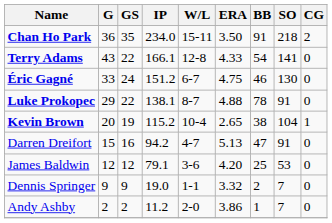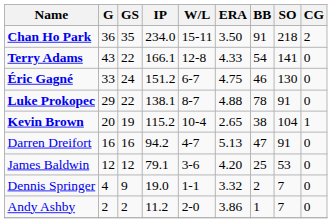(108, 143) 15 -> (108, 143) 16
(105, 185) 9 -> (105, 185) 4
